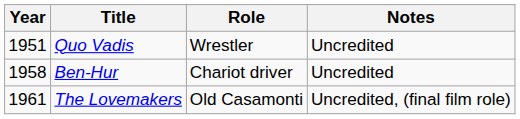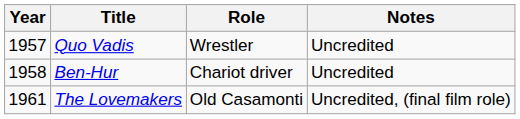(28, 45) 1951 -> (28, 45) 1957
